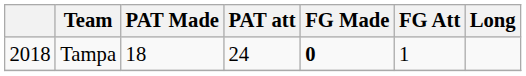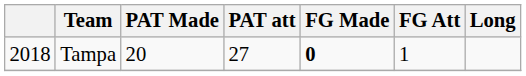(136, 53) 18 -> (136, 53) 20
(239, 53) 24 -> (239, 53) 27
